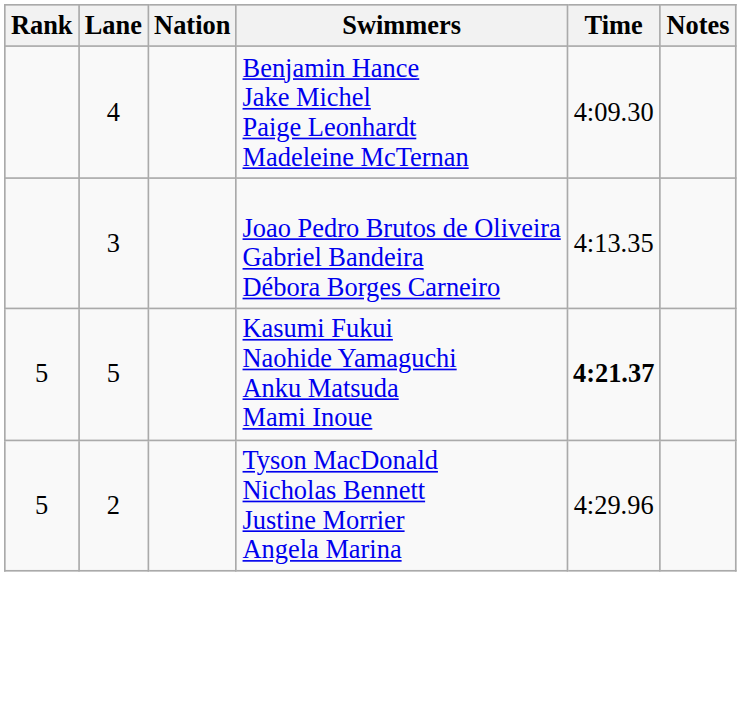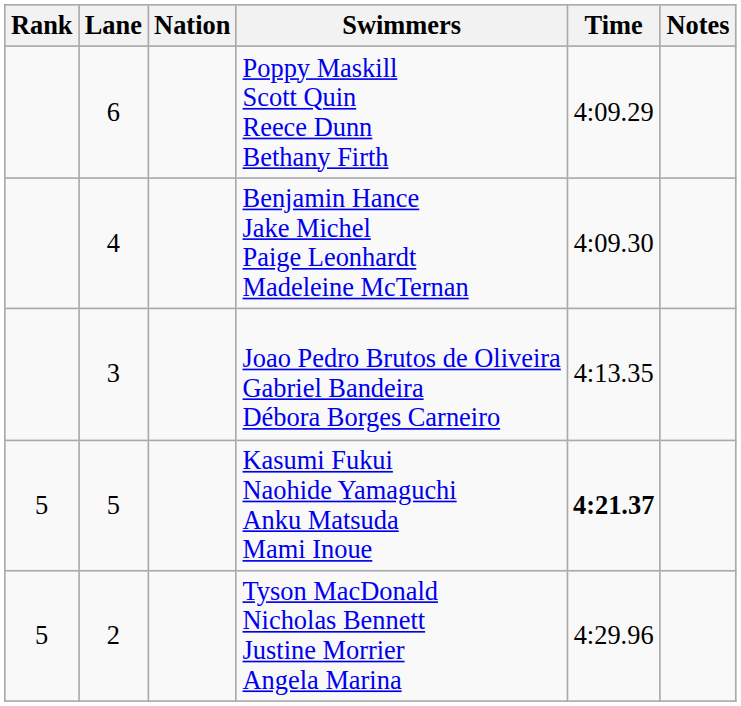+ row: (320, 111)
